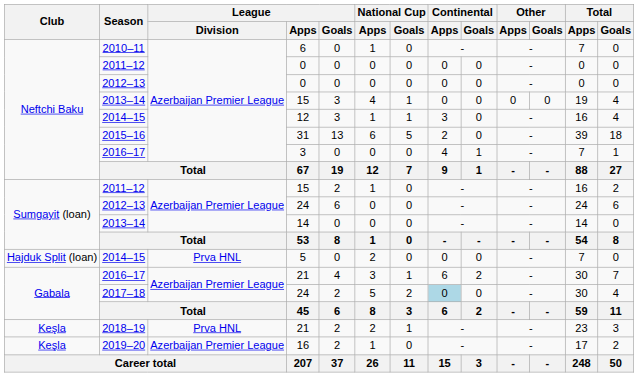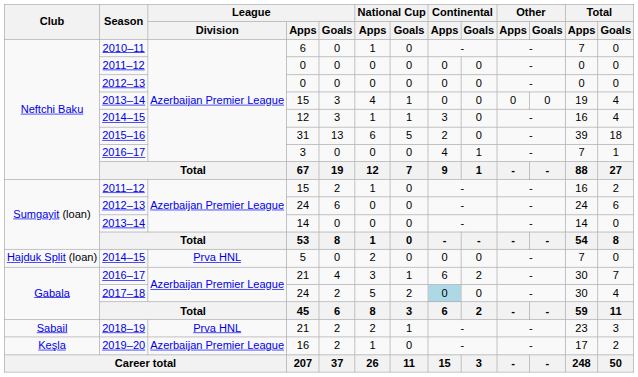(52, 328) Keşla -> (52, 328) Sabail
